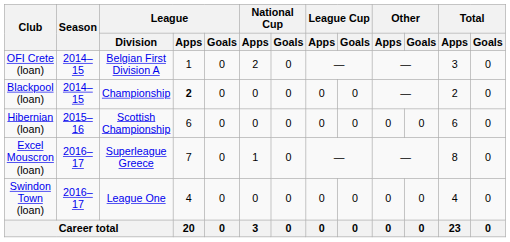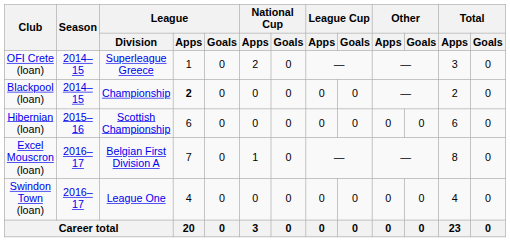(136, 65) Belgian First Division A -> (136, 65) Superleague Greece
(136, 158) Superleague Greece -> (136, 158) Belgian First Division A
